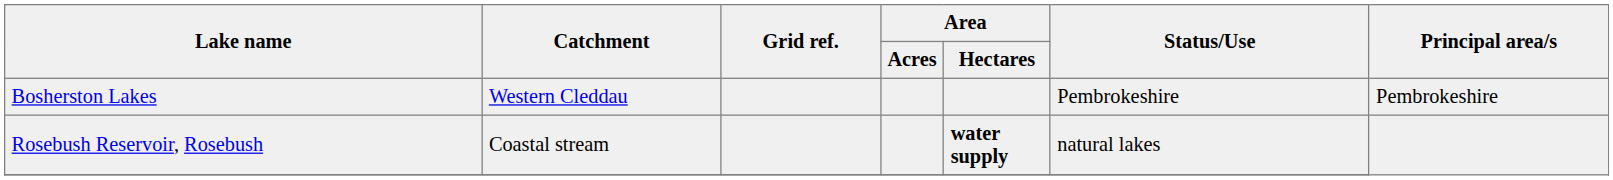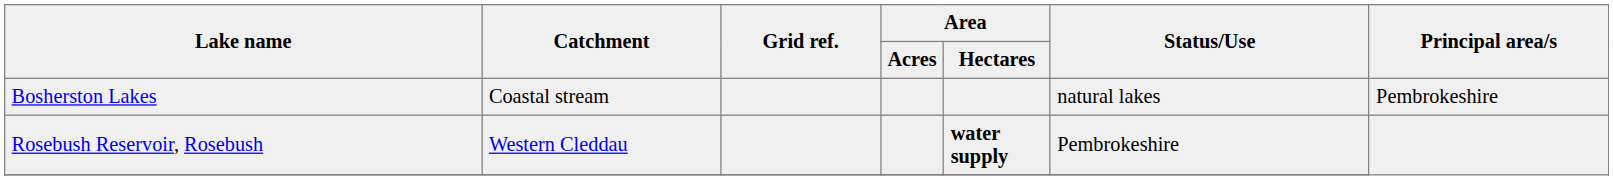(558, 96) Western Cleddau -> (549, 96) Coastal stream
(1118, 96) Pembrokeshire -> (1109, 96) natural lakes
(549, 144) Coastal stream -> (558, 144) Western Cleddau
(1109, 144) natural lakes -> (1118, 144) Pembrokeshire
